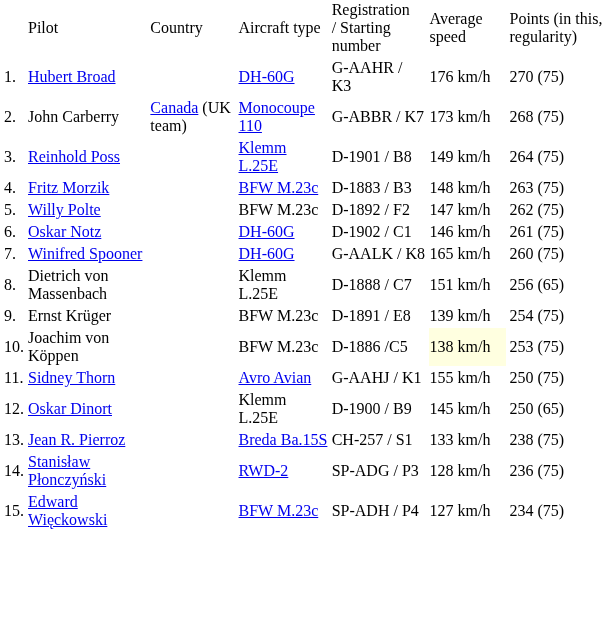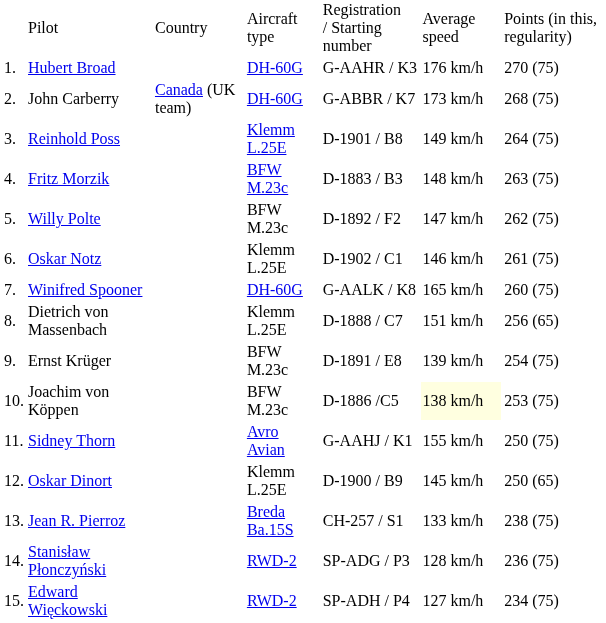(277, 116) Monocoupe 110 -> (275, 98) DH-60G
(267, 232) DH-60G -> (271, 258) Klemm L.25E
(278, 510) BFW M.23c -> (272, 600) RWD-2
